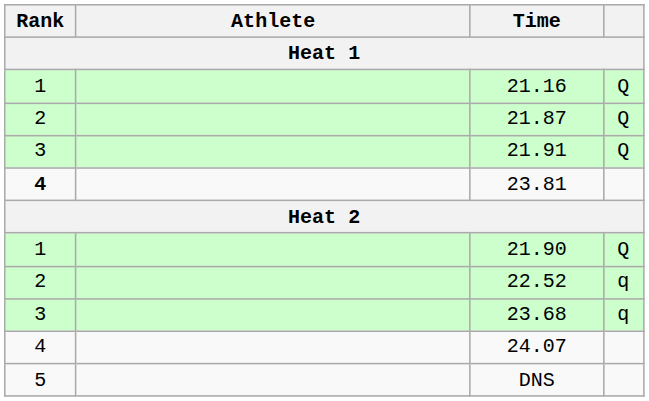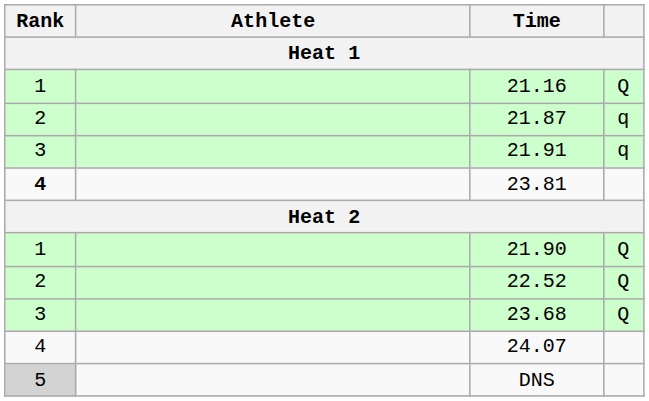(623, 119) Q -> (623, 119) q
(623, 152) Q -> (623, 152) q
(623, 282) q -> (623, 282) Q
(623, 315) q -> (623, 315) Q
(40, 380) no background -> (40, 380) lightgrey background
